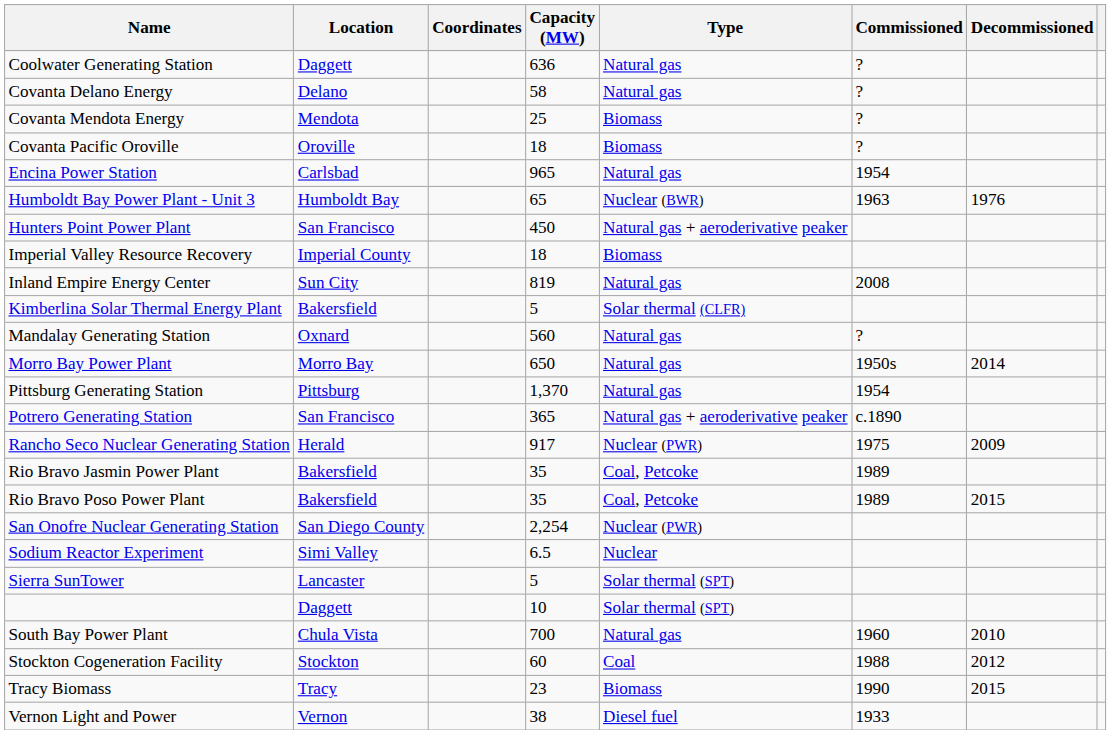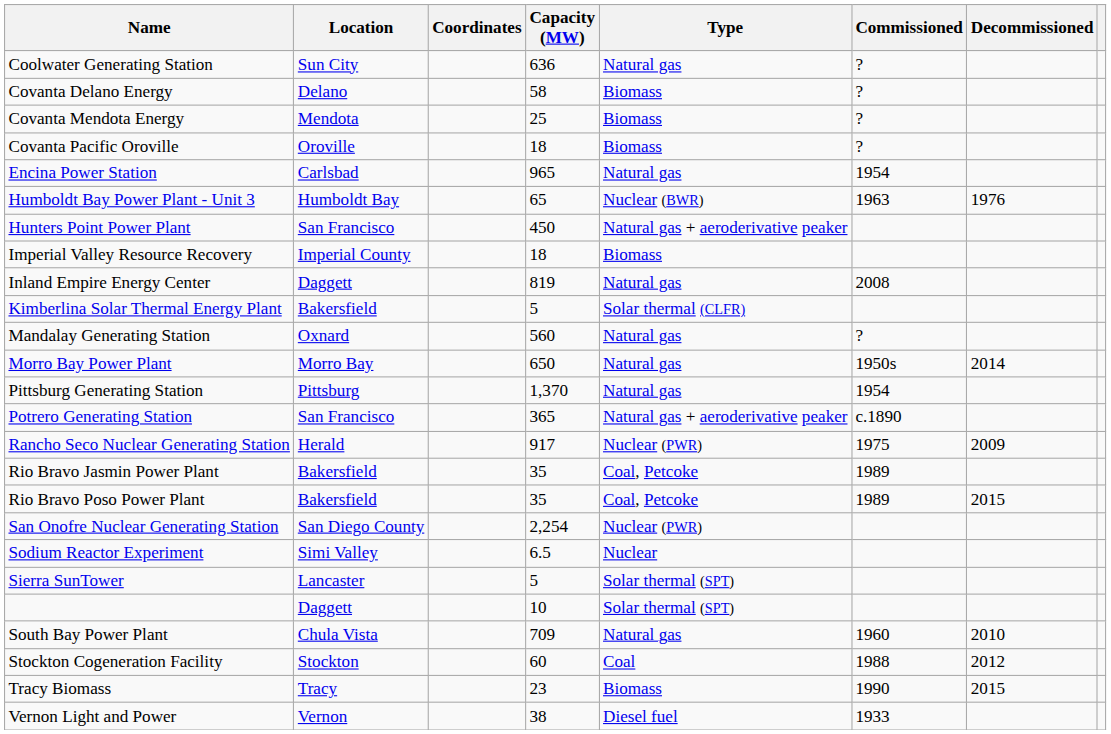(325, 64) Daggett -> (328, 64) Sun City
(642, 91) Natural gas -> (633, 91) Biomass
(328, 281) Sun City -> (325, 281) Daggett
(542, 634) 700 -> (542, 634) 709
